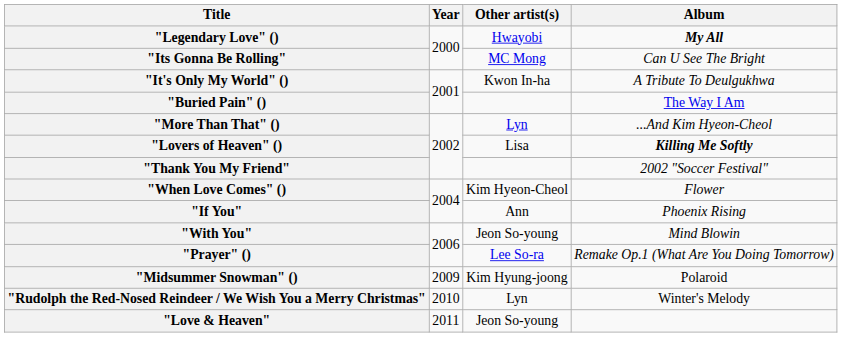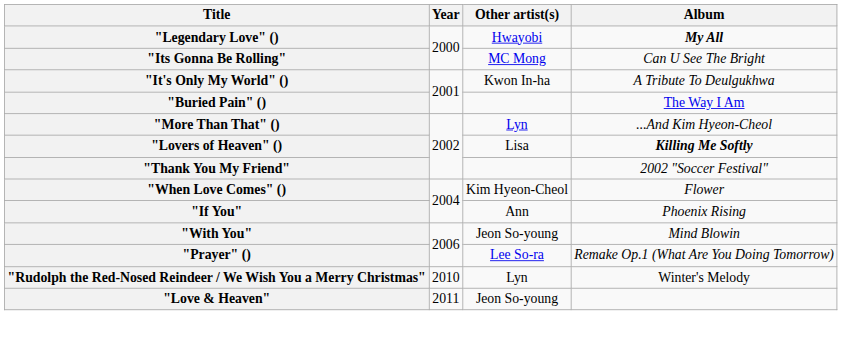- row: (217, 277)
